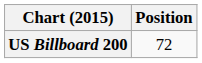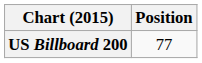(164, 44) 72 -> (164, 44) 77
